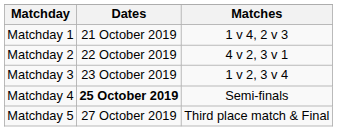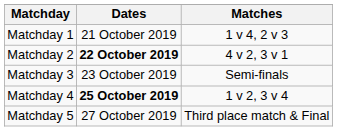(129, 55) normal -> (129, 55) bold
(257, 75) 1 v 2, 3 v 4 -> (257, 75) Semi-finals
(257, 95) Semi-finals -> (257, 95) 1 v 2, 3 v 4
